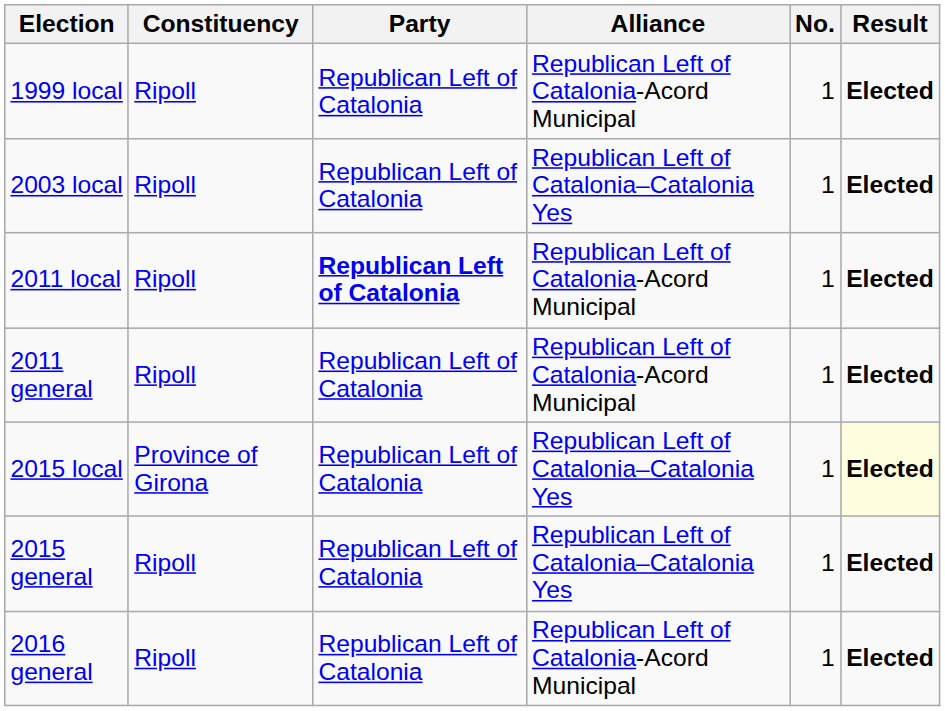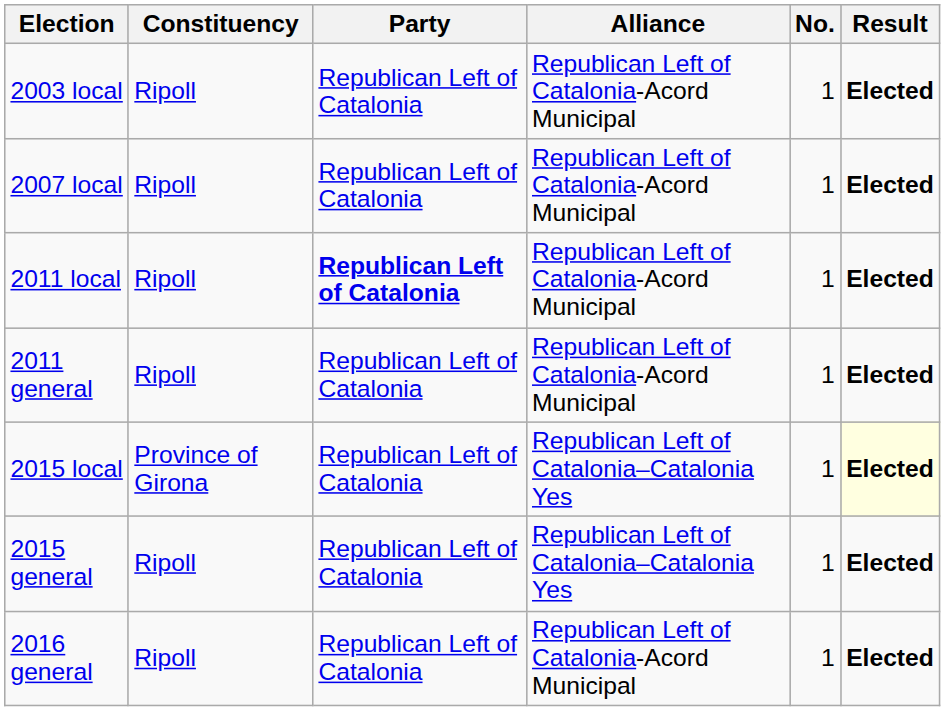- row: (67, 90)
(643, 185) Republican Left of Catalonia–Catalonia Yes -> (631, 90) Republican Left of Catalonia-Acord Municipal
+ row: (67, 185)
